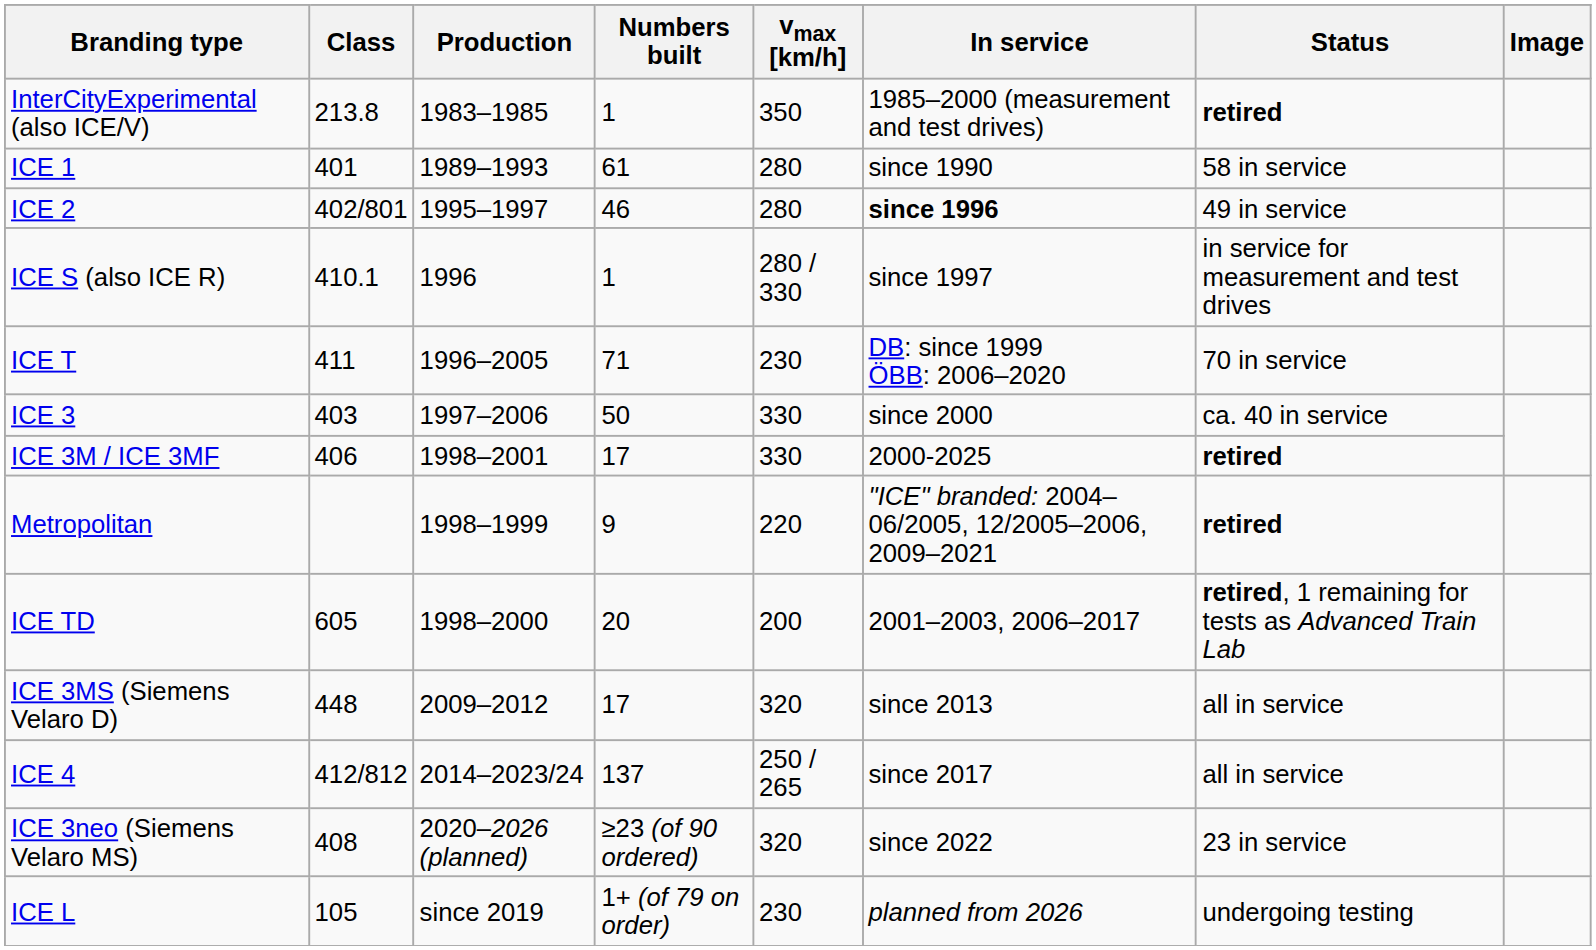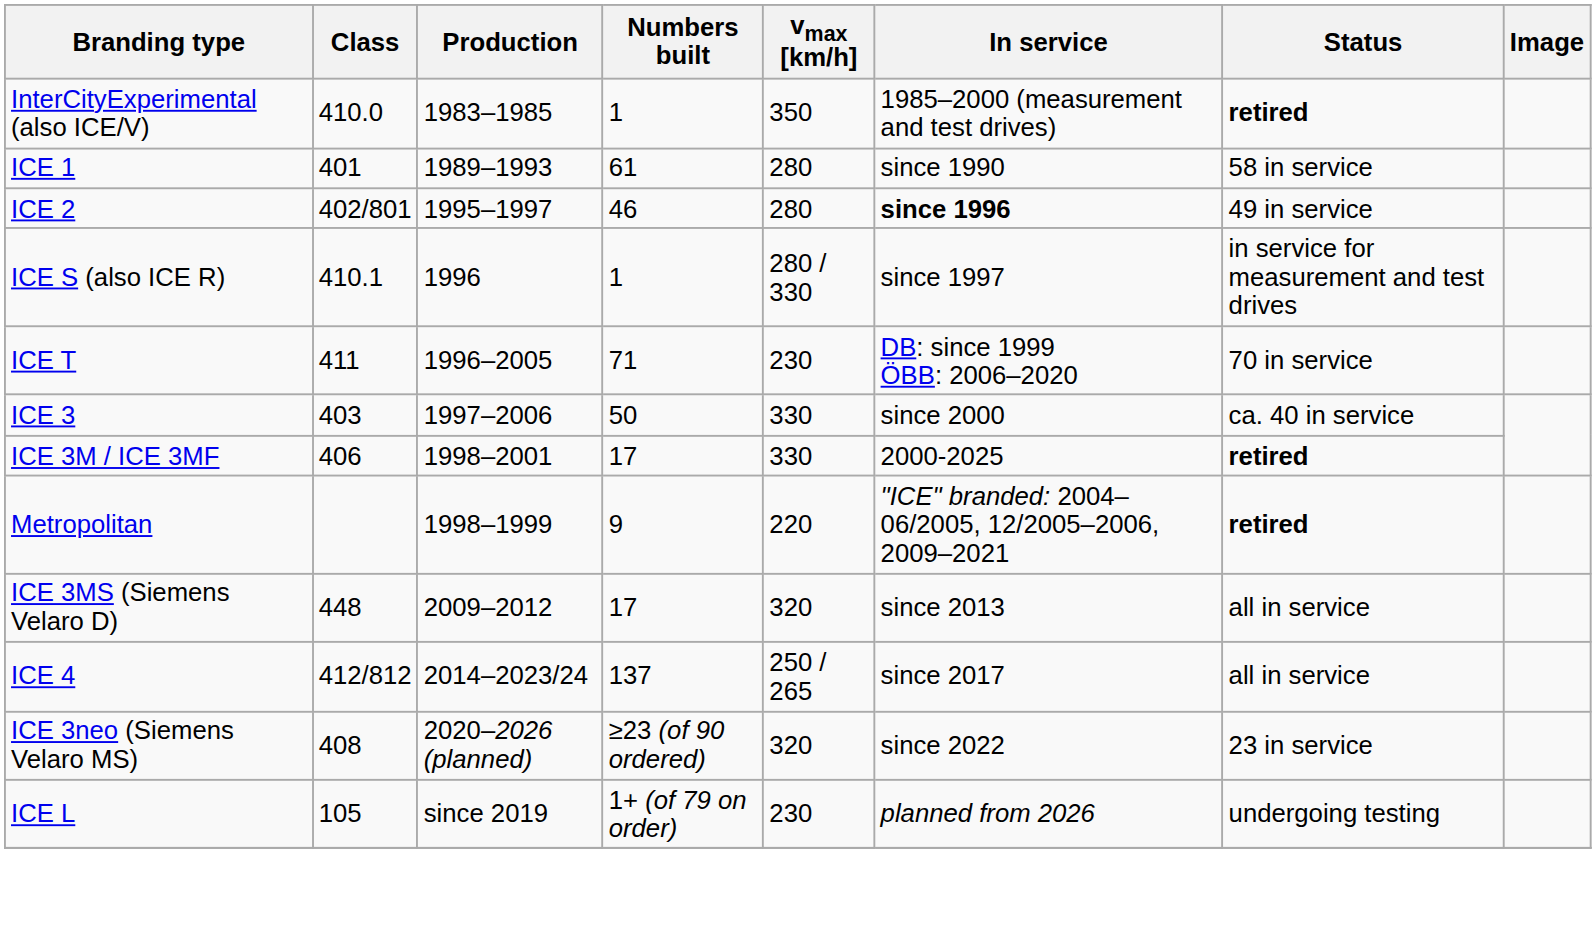(347, 113) 213.8 -> (351, 113) 410.0
- row: (53, 621)
